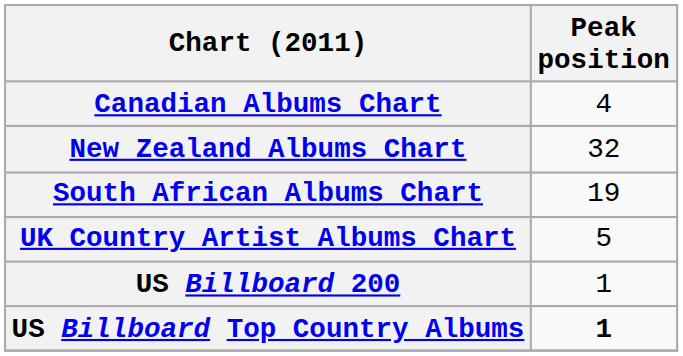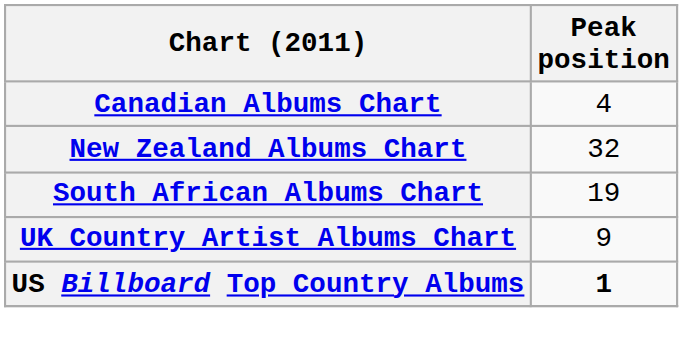(604, 239) 5 -> (604, 239) 9
- row: (268, 284)
